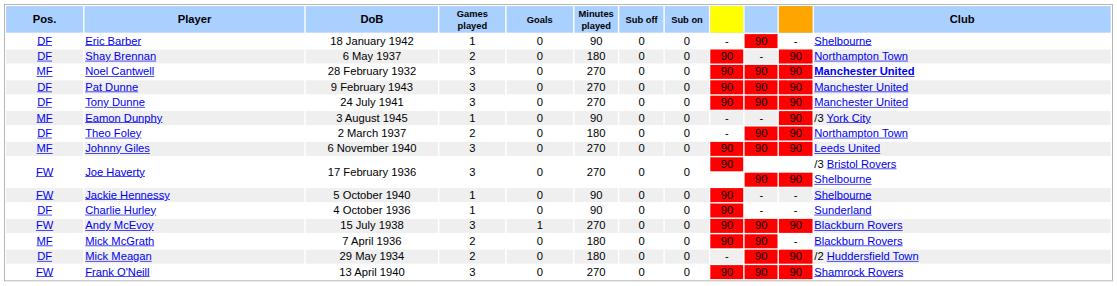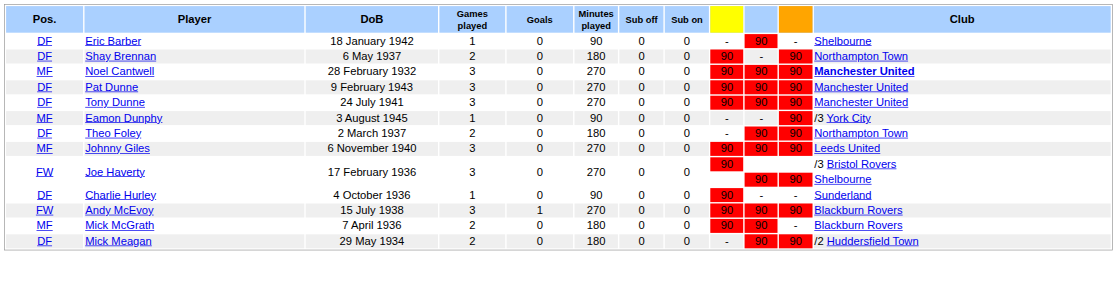- row: (128, 195)
- row: (117, 272)
